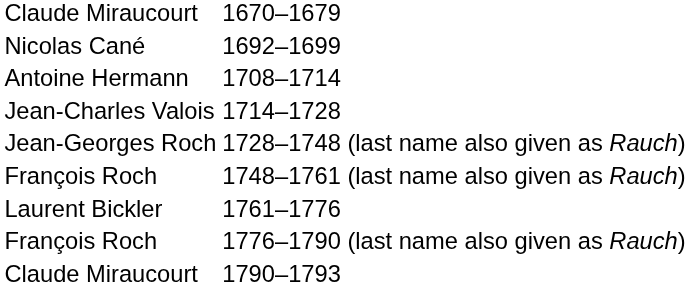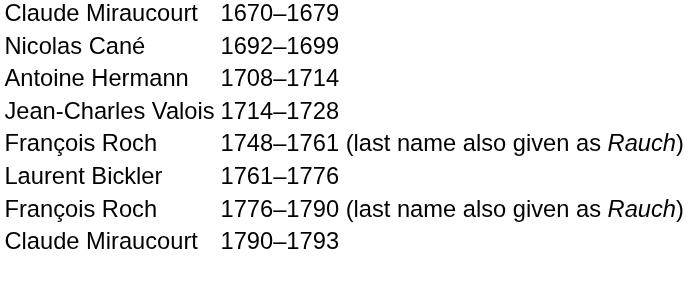- row: (454, 143)
